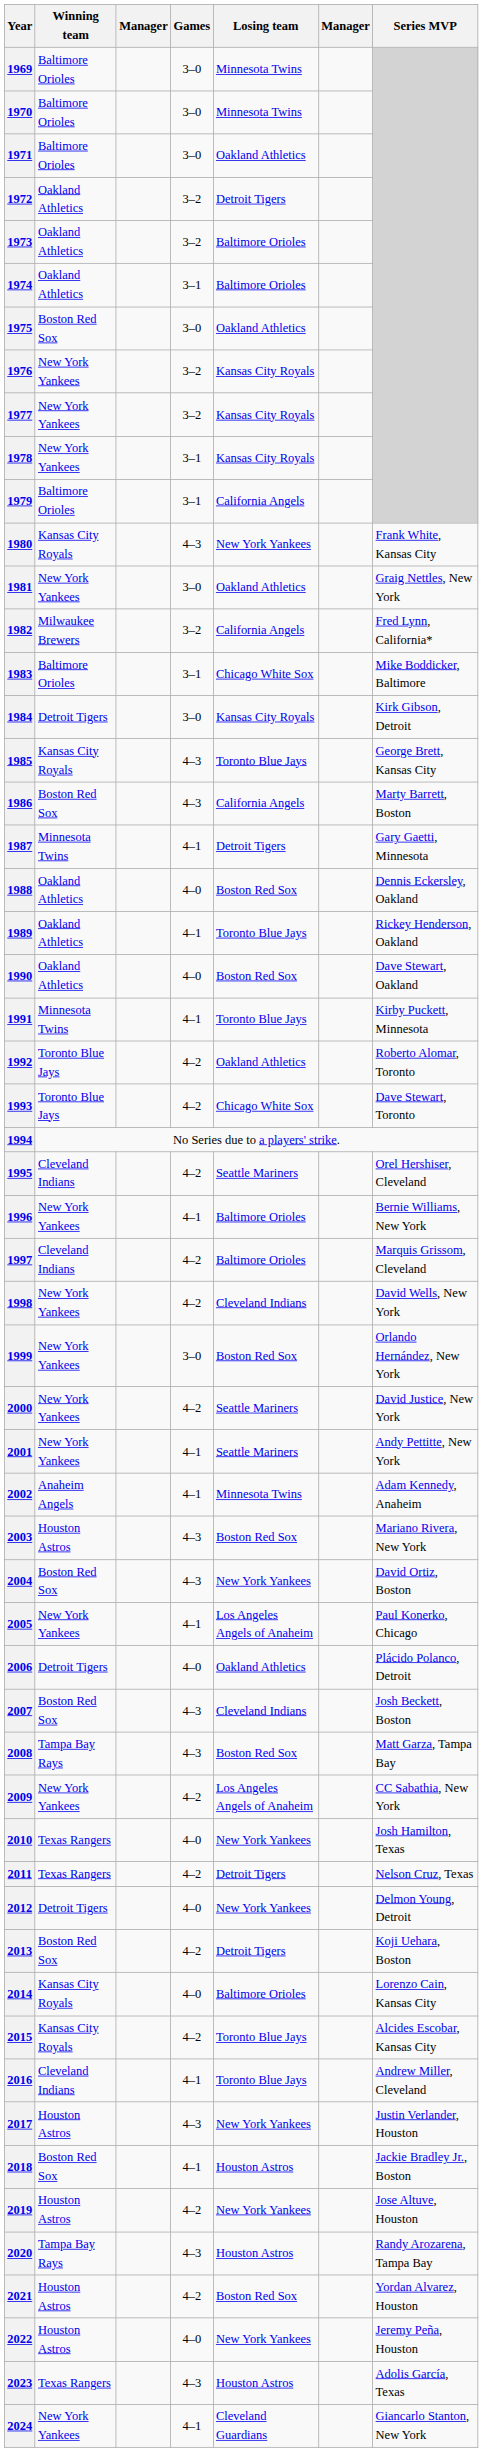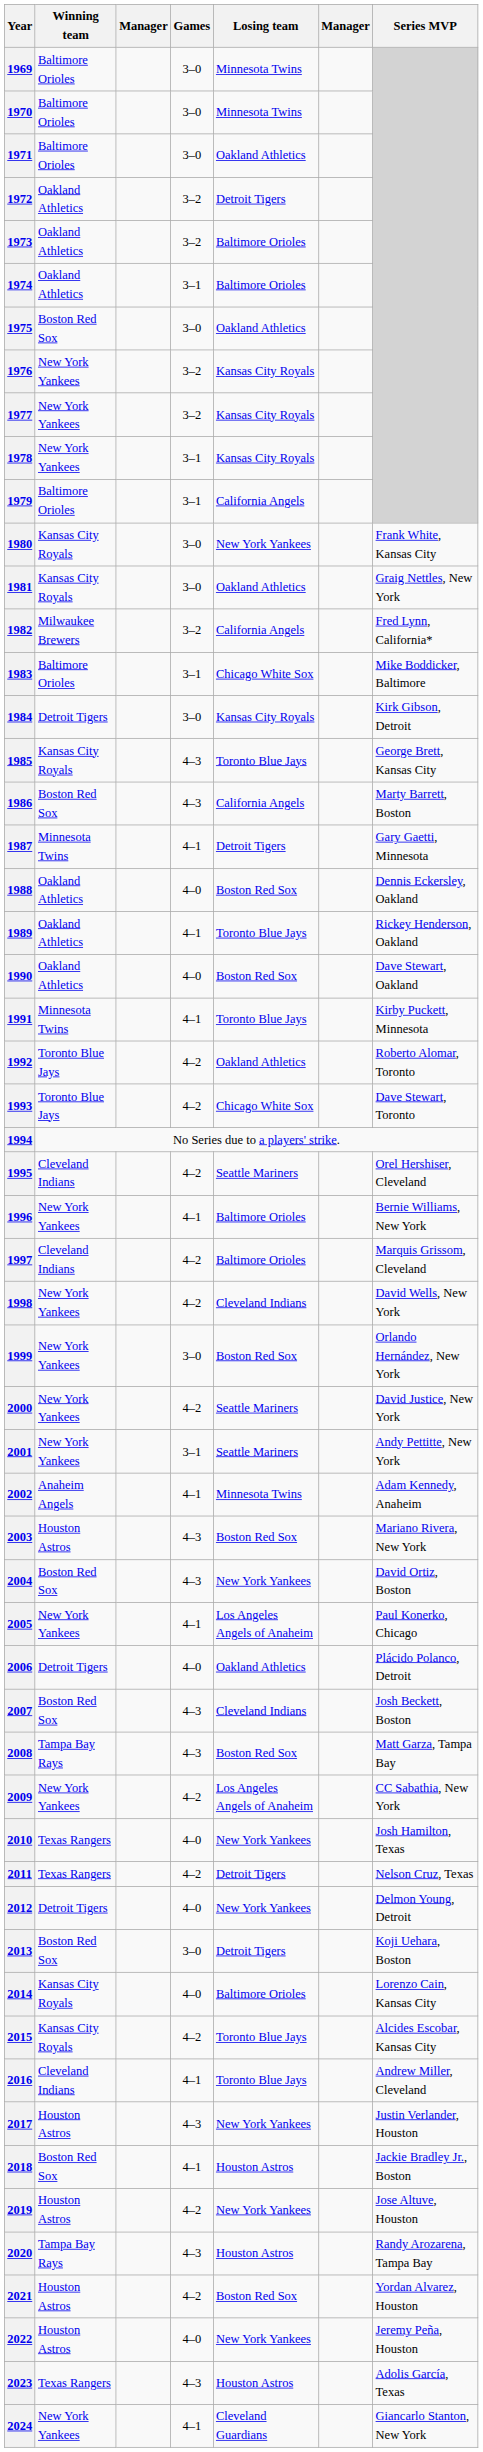(192, 544) 4–3 -> (192, 544) 3–0
(63, 587) New York Yankees -> (68, 587) Kansas City Royals
(192, 1451) 4–1 -> (192, 1451) 3–1
(192, 1951) 4–2 -> (192, 1951) 3–0
